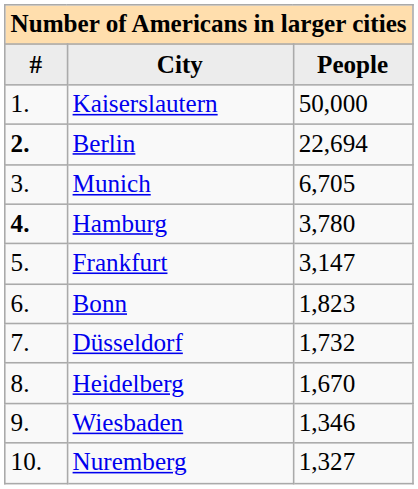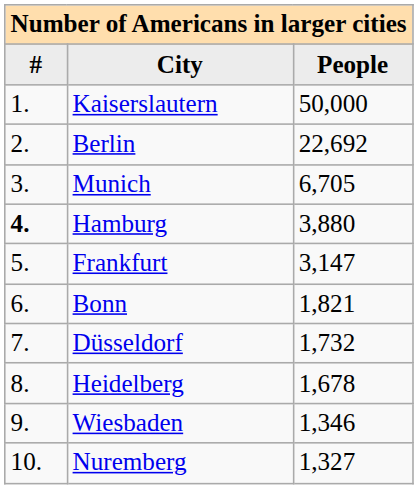(20, 143) bold -> (20, 143) normal
(333, 143) 22,694 -> (333, 143) 22,692
(327, 223) 3,780 -> (327, 223) 3,880
(327, 303) 1,823 -> (327, 303) 1,821
(327, 382) 1,670 -> (327, 382) 1,678
